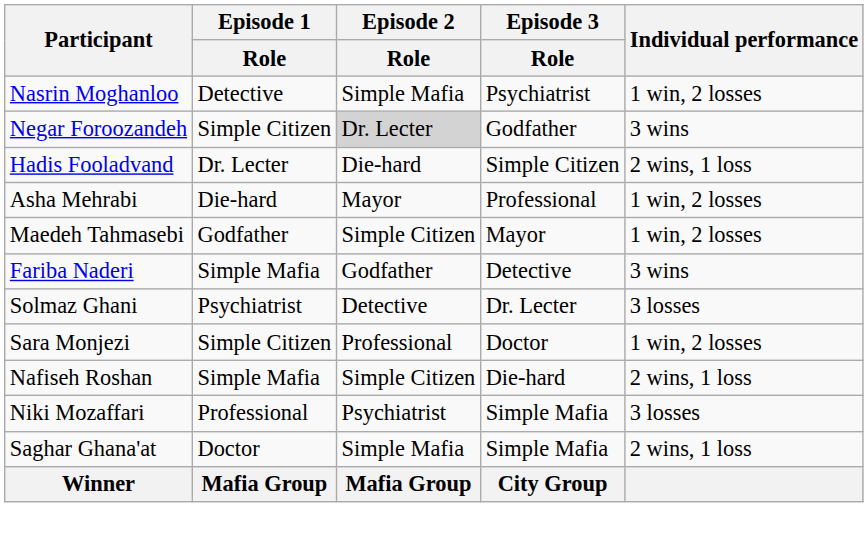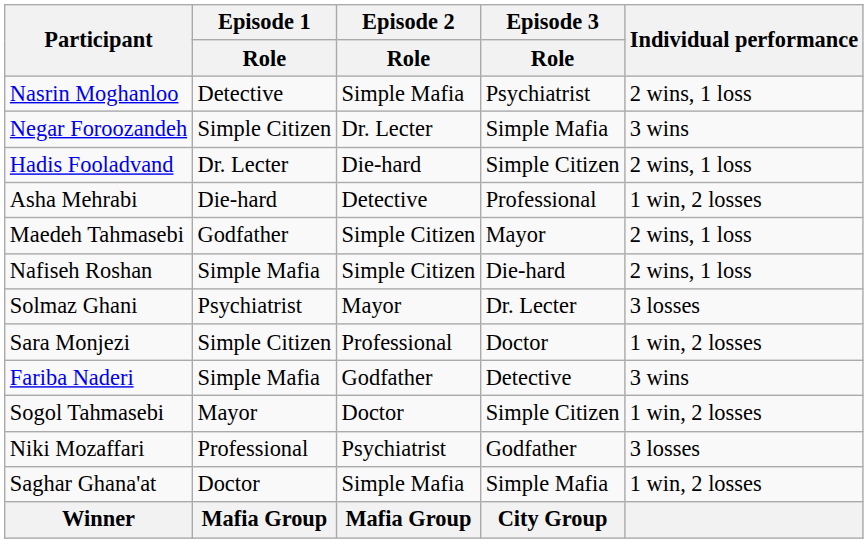(696, 93) 1 win, 2 losses -> (691, 93) 2 wins, 1 loss
(387, 128) lightgrey background -> (387, 128) no background
(531, 128) Godfather -> (547, 128) Simple Mafia
(371, 199) Mayor -> (384, 199) Detective
(696, 235) 1 win, 2 losses -> (691, 235) 2 wins, 1 loss
rows swapped: (72, 270) <-> (81, 377)
(384, 306) Detective -> (371, 306) Mayor
+ row: (87, 413)
(547, 413) Simple Mafia -> (531, 448) Godfather
(691, 448) 2 wins, 1 loss -> (696, 484) 1 win, 2 losses
